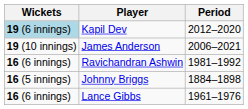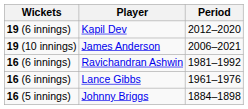(39, 29) lightblue background -> (39, 29) no background
rows swapped: (115, 79) <-> (111, 96)
